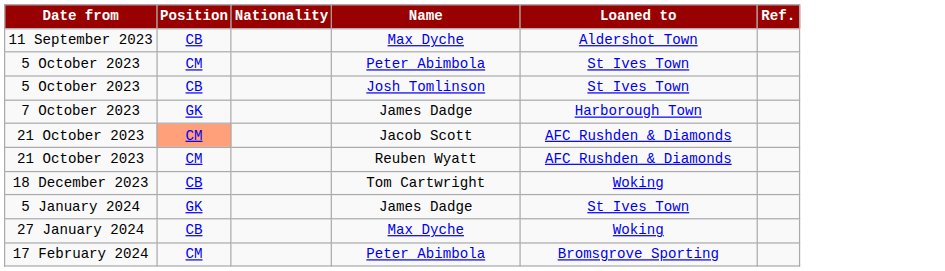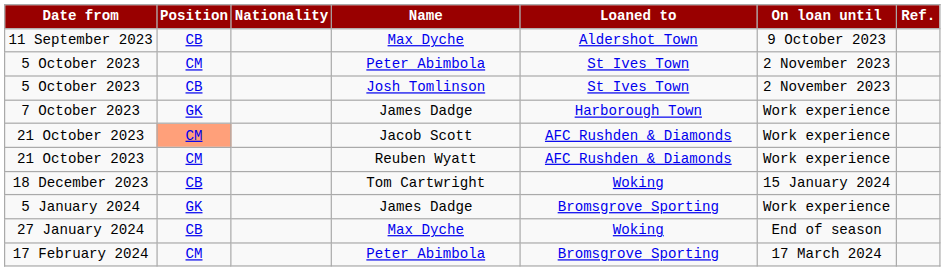+ column: (827, 16)
(638, 206) St Ives Town -> (638, 206) Bromsgrove Sporting
